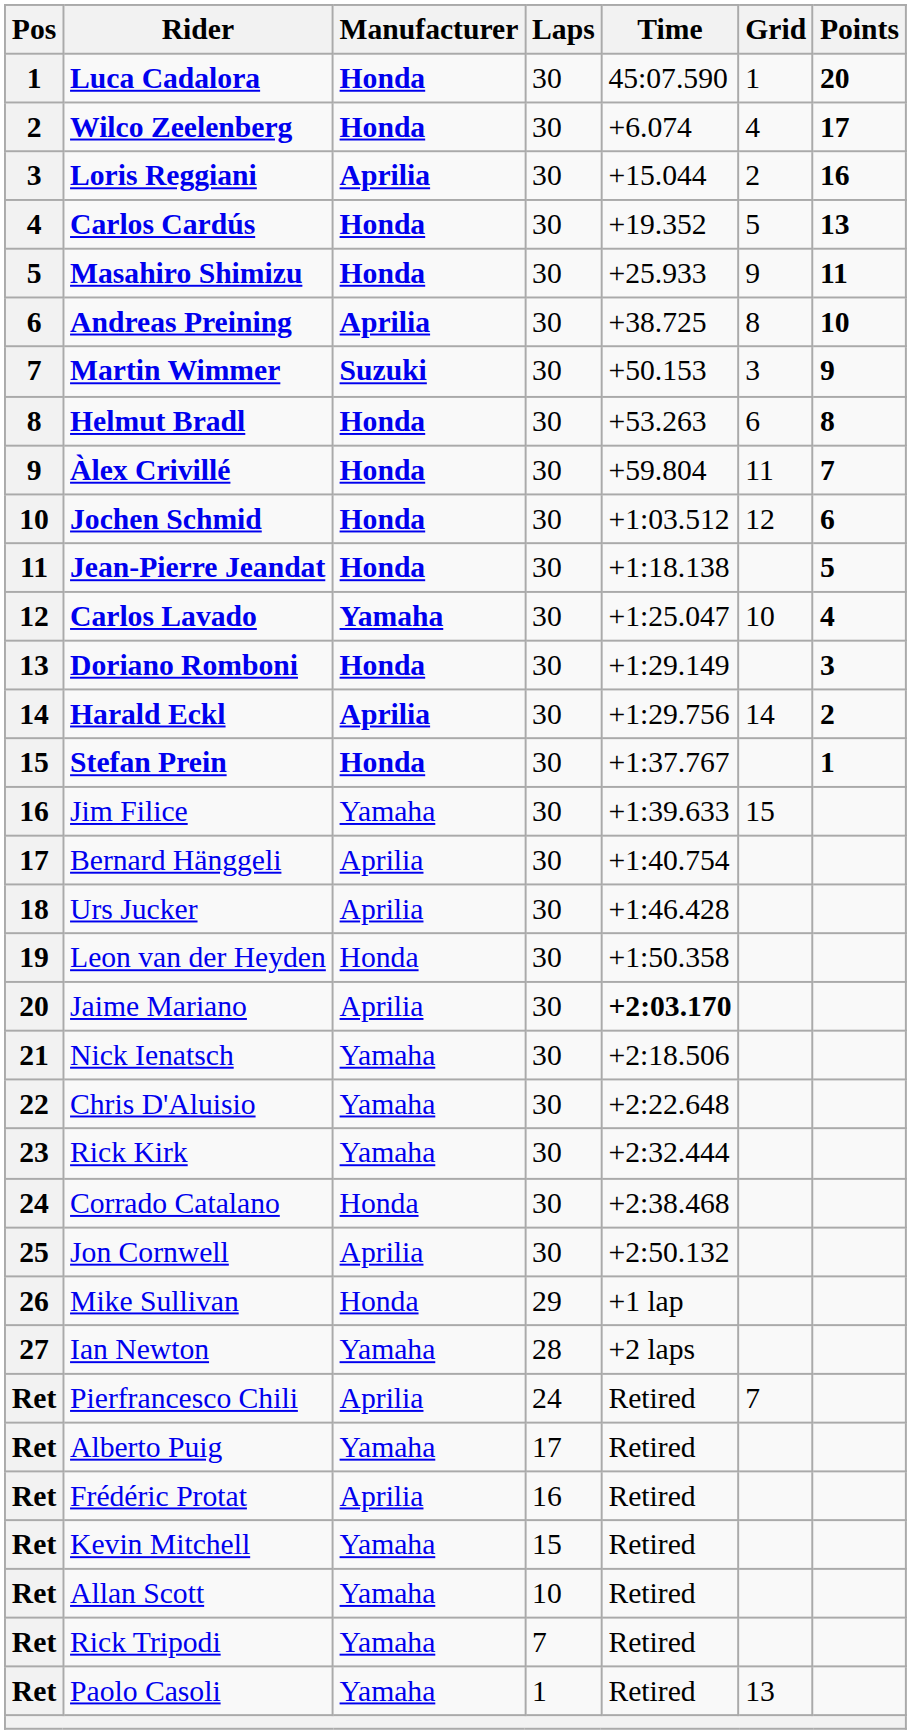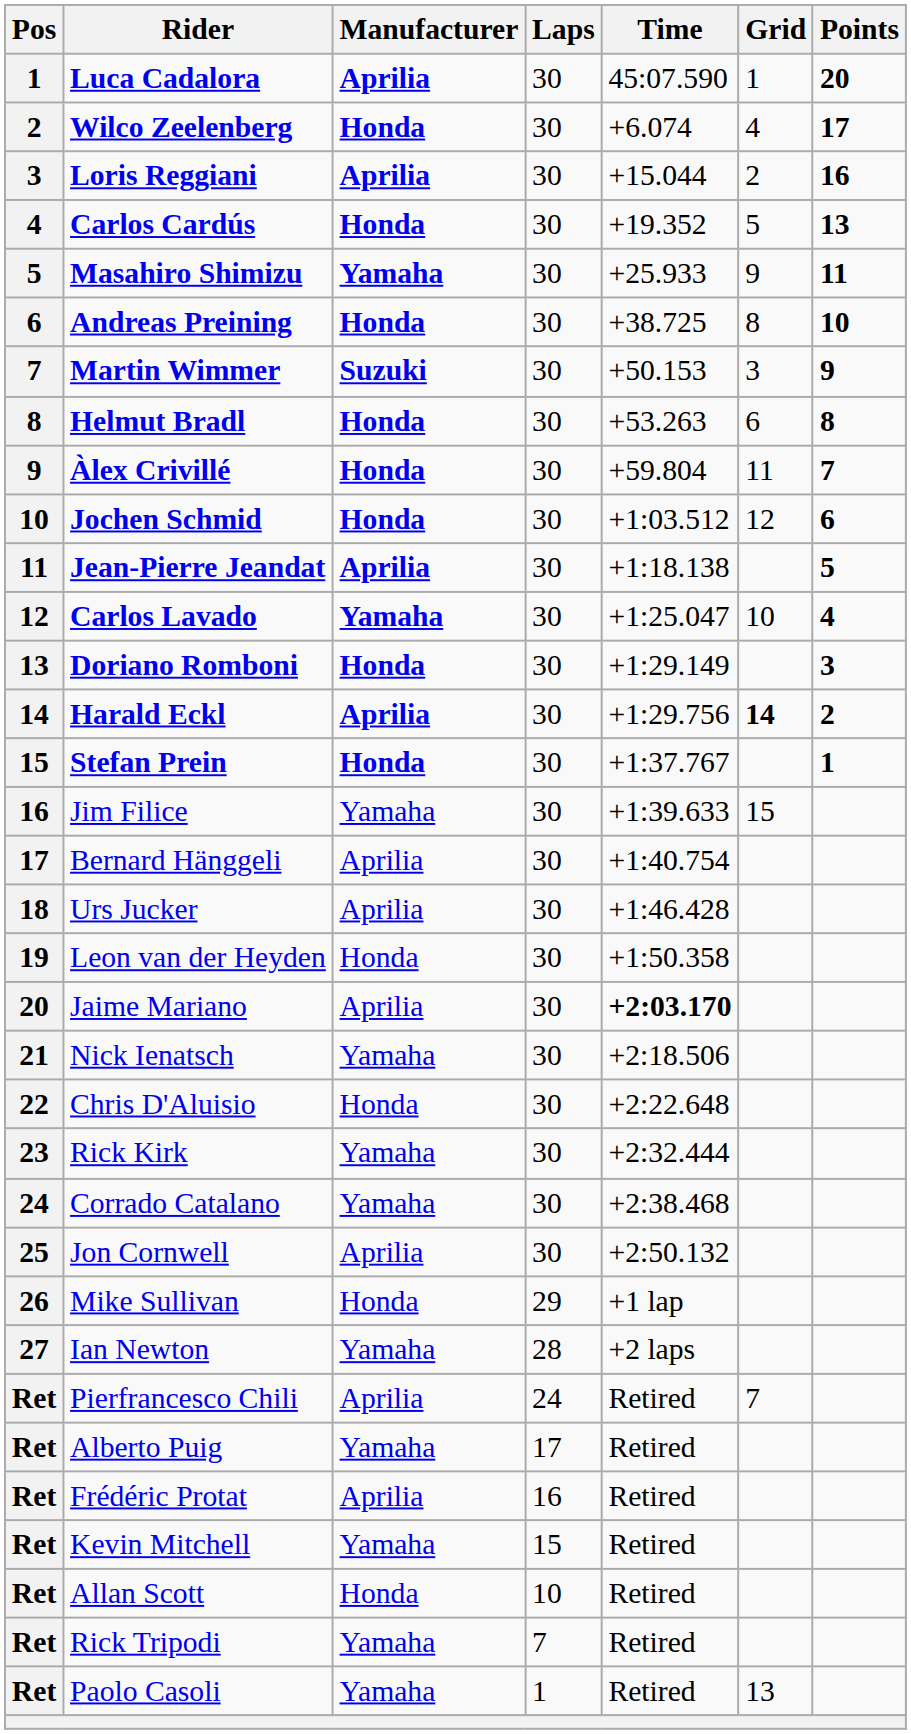(382, 77) Honda -> (385, 77) Aprilia
(382, 273) Honda -> (391, 273) Yamaha
(385, 322) Aprilia -> (382, 322) Honda
(382, 566) Honda -> (385, 566) Aprilia
(760, 713) normal -> (760, 713) bold
(387, 1104) Yamaha -> (379, 1104) Honda
(379, 1202) Honda -> (387, 1202) Yamaha
(387, 1593) Yamaha -> (379, 1593) Honda
